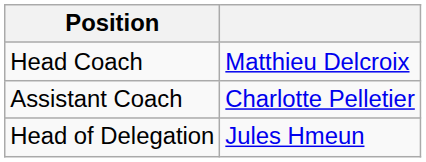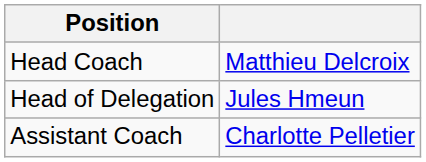rows swapped: (96, 99) <-> (112, 136)
